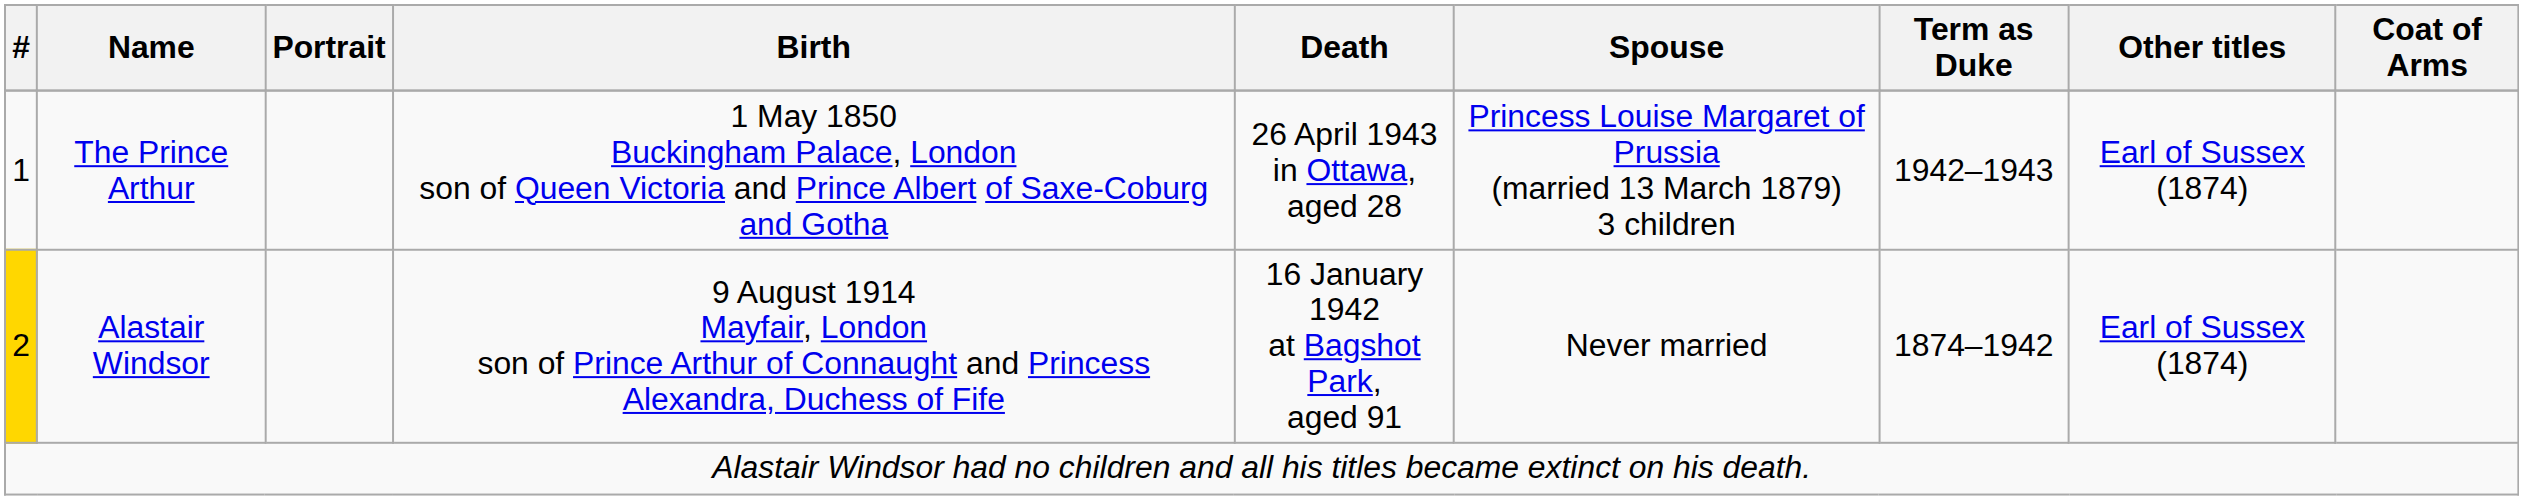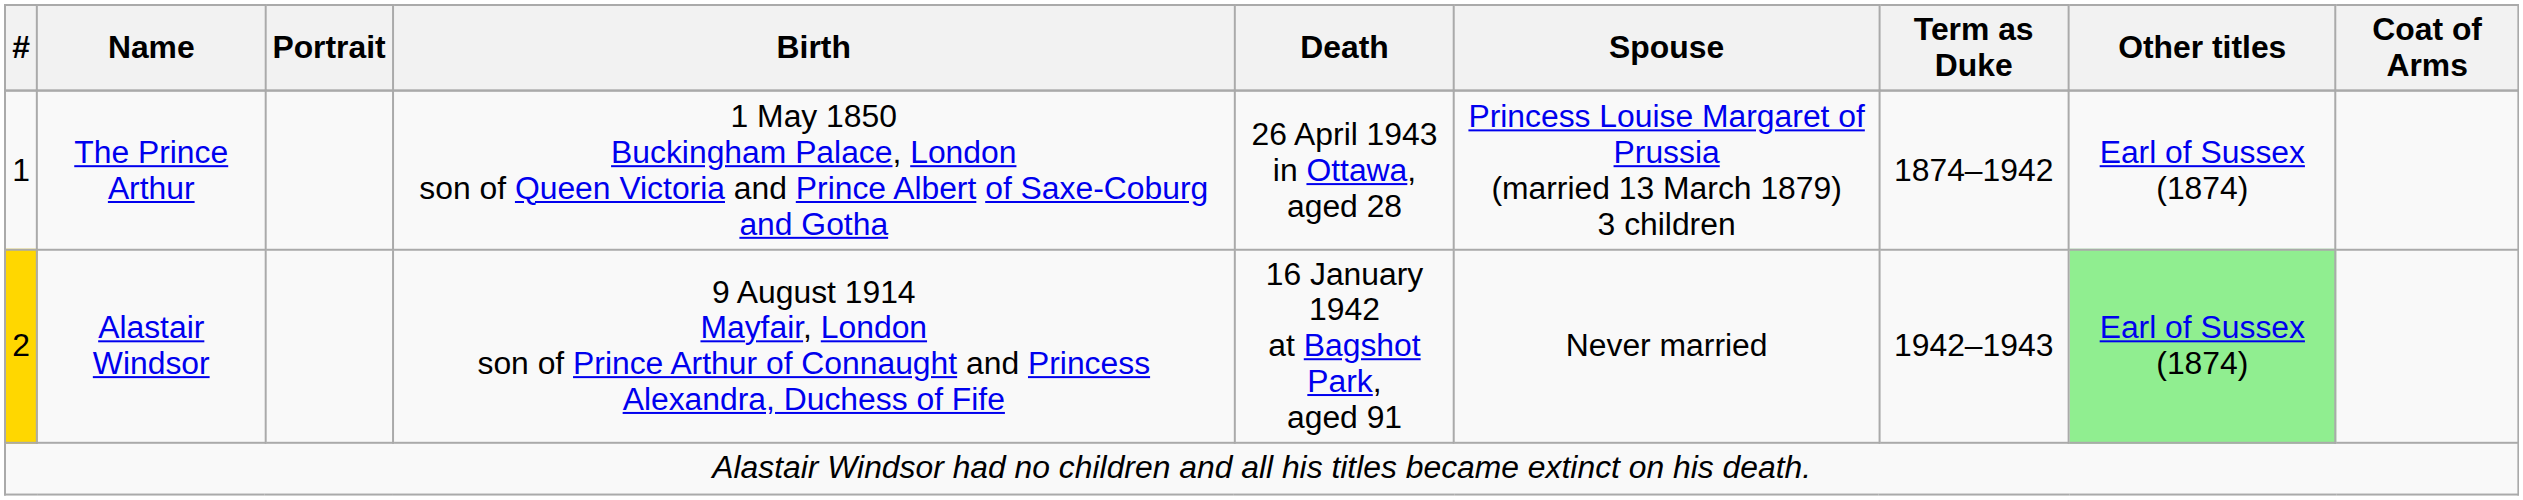(1974, 169) 1942–1943 -> (1974, 169) 1874–1942
(1974, 345) 1874–1942 -> (1974, 345) 1942–1943
(2202, 345) no background -> (2202, 345) lightgreen background
